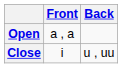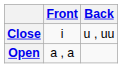rows swapped: (24, 53) <-> (24, 33)
